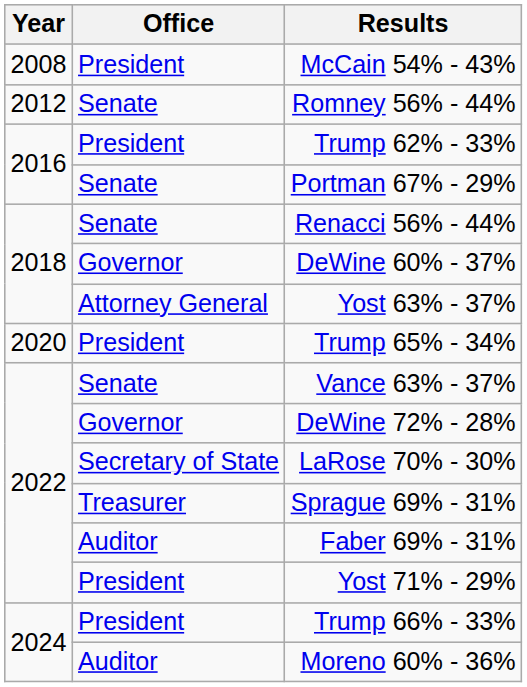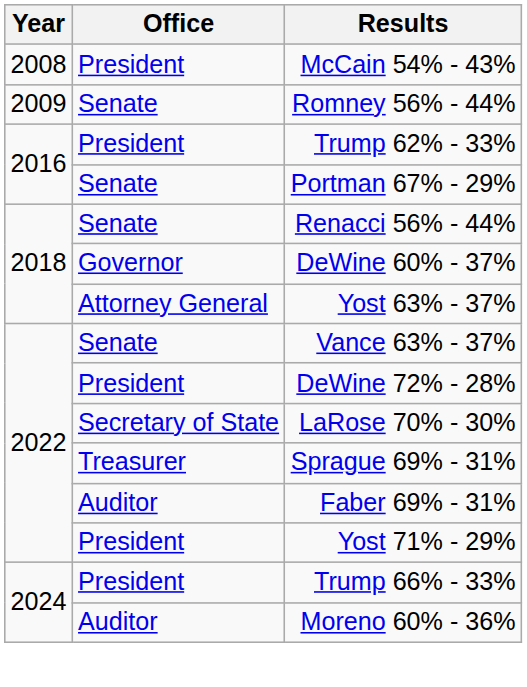(39, 104) 2012 -> (39, 104) 2009
- row: (415, 343)
(130, 422) Governor -> (131, 382) President
